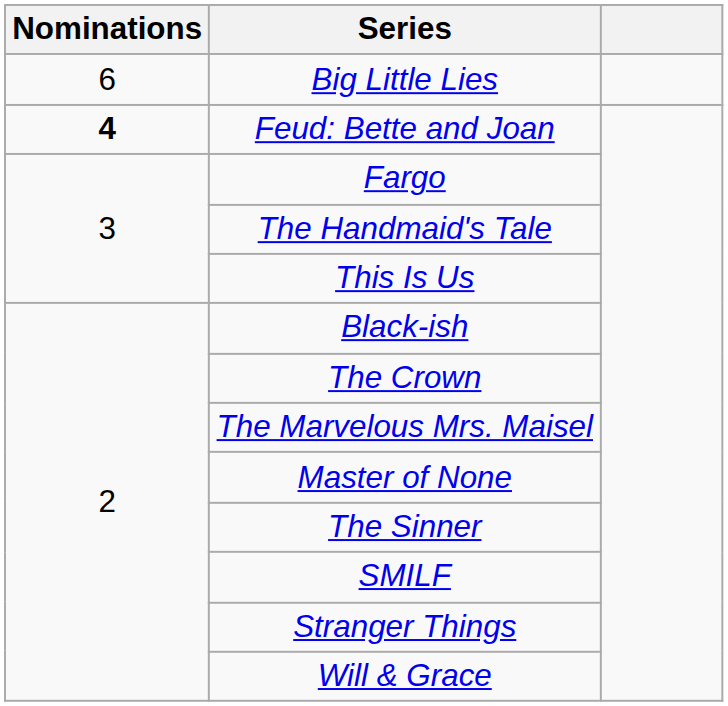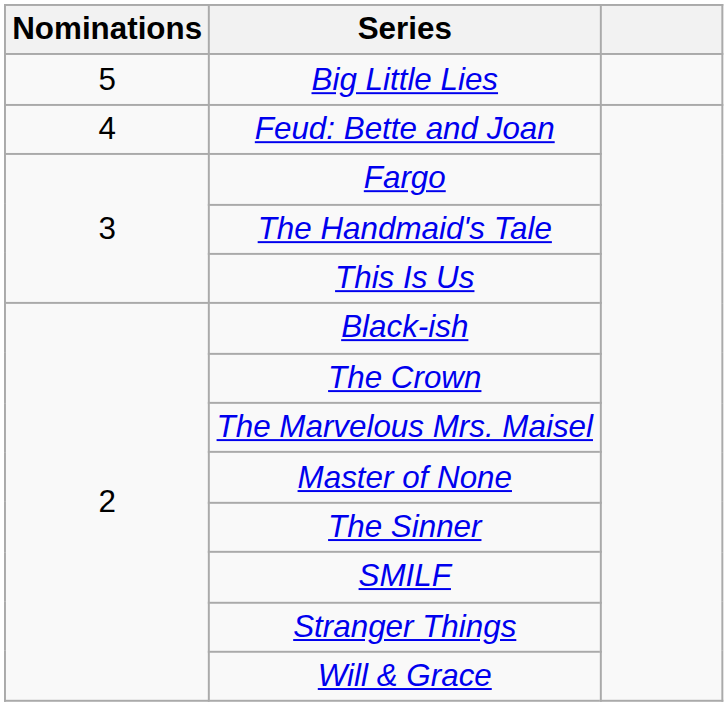(107, 79) 6 -> (107, 79) 5
(107, 128) bold -> (107, 128) normal
